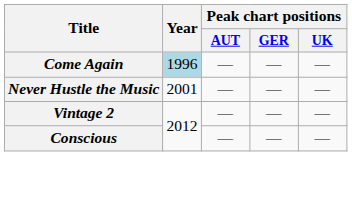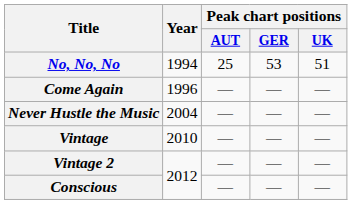+ row: (84, 64)
(182, 64) lightblue background -> (182, 89) no background
(182, 89) 2001 -> (182, 113) 2004
+ row: (84, 138)
